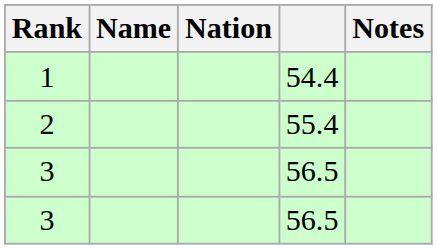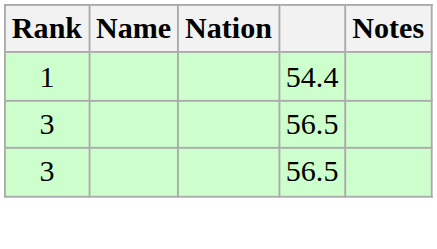- row: (47, 123)
